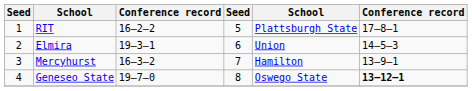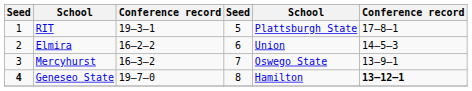(137, 29) 16–2–2 -> (137, 29) 19–3–1
(137, 45) 19–3–1 -> (137, 45) 16–2–2
(279, 61) Hamilton -> (291, 61) Oswego State
(19, 78) normal -> (19, 78) bold
(291, 78) Oswego State -> (279, 78) Hamilton
